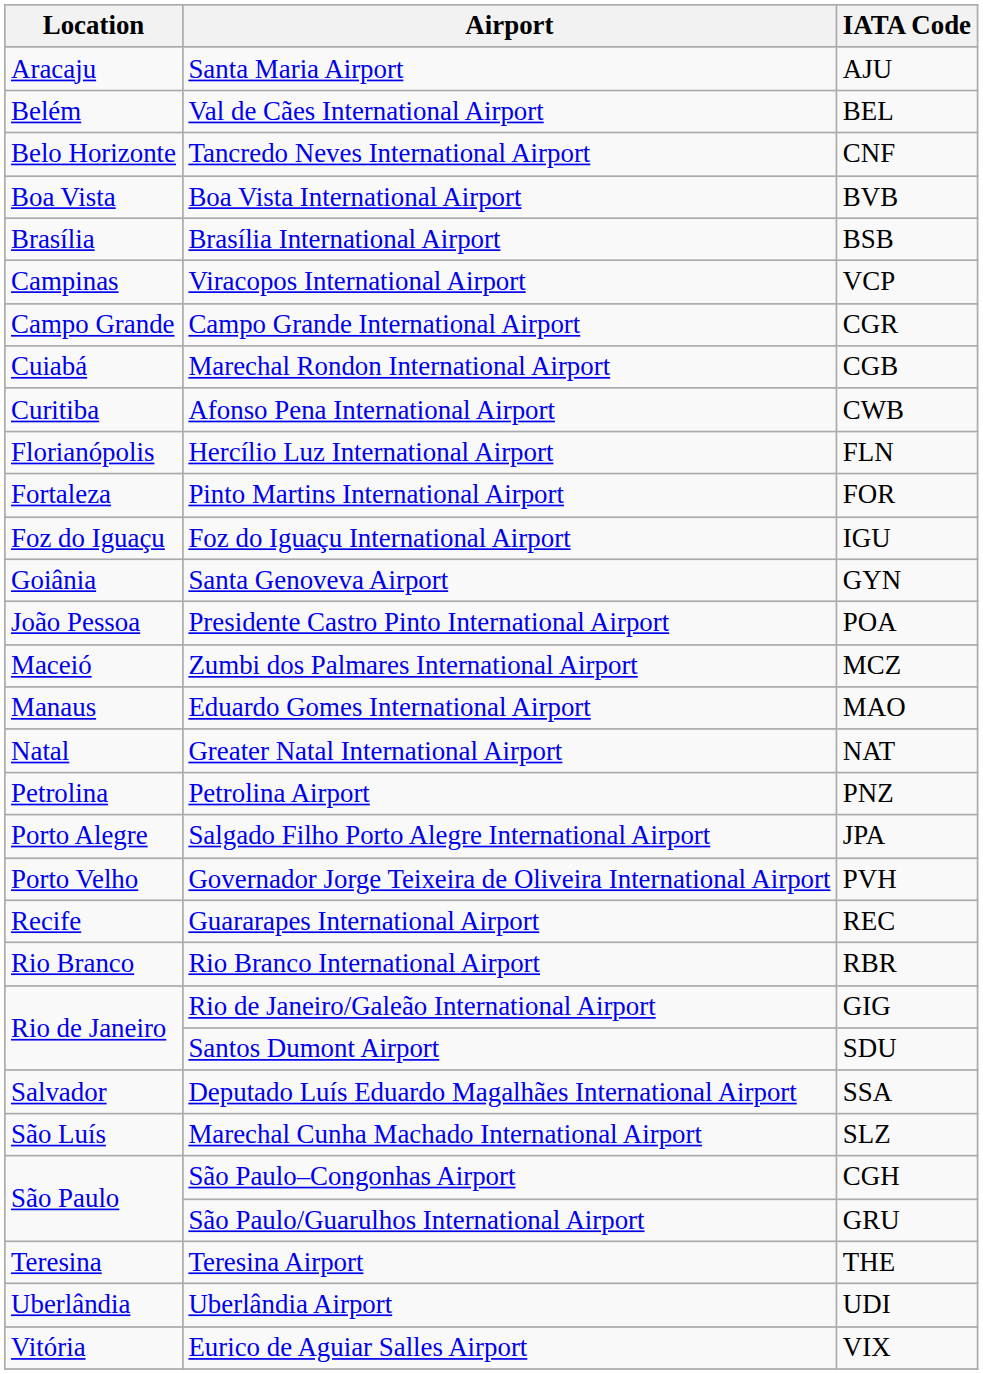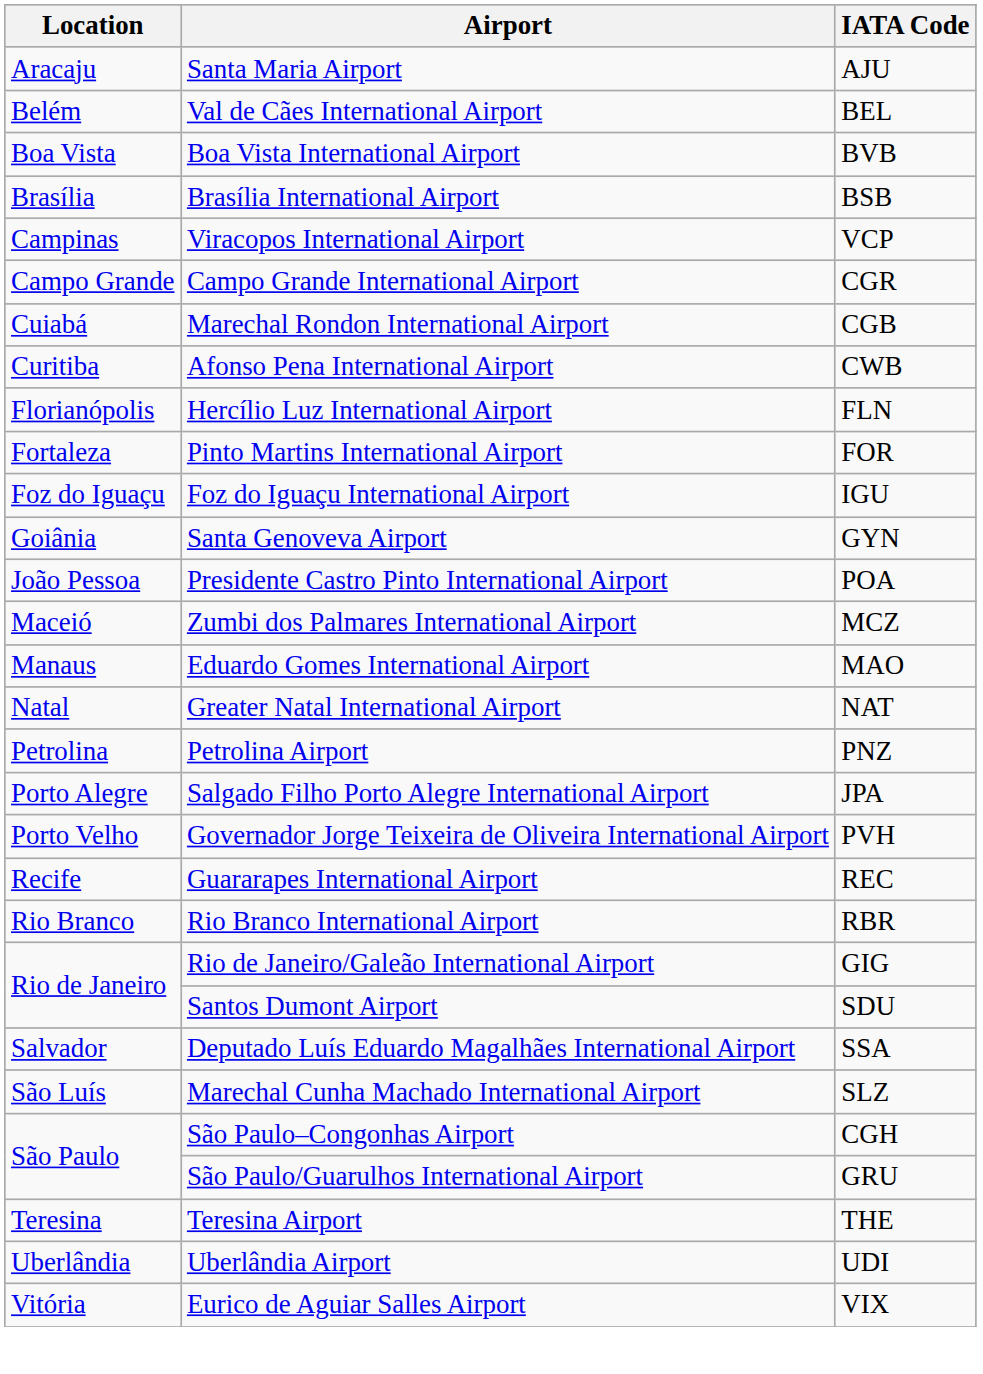- row: (389, 153)
